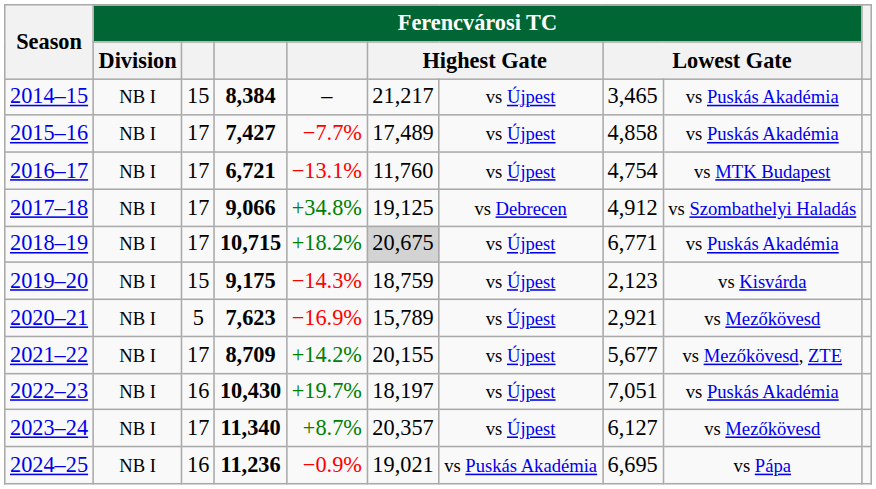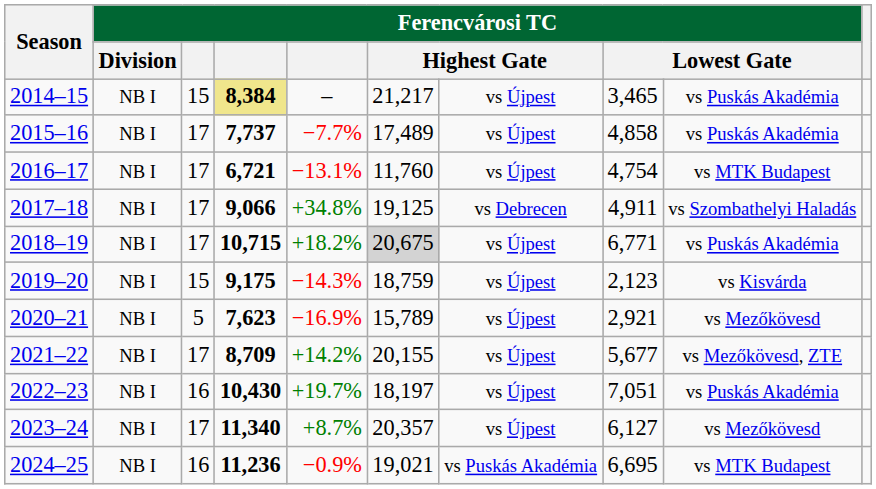(251, 96) no background -> (251, 96) khaki background
(251, 133) 7,427 -> (251, 133) 7,737
(633, 207) 4,912 -> (633, 207) 4,911
(762, 466) vs Pápa -> (762, 466) vs MTK Budapest
